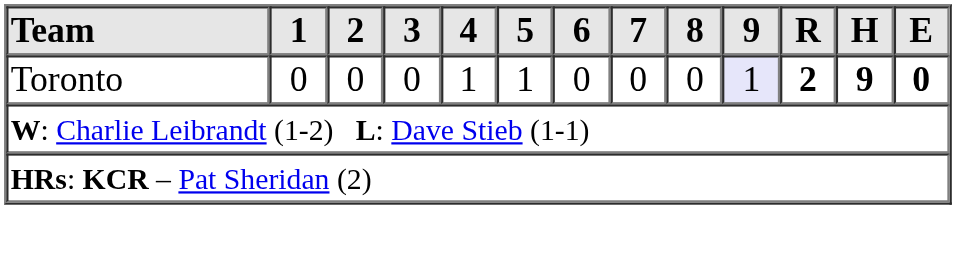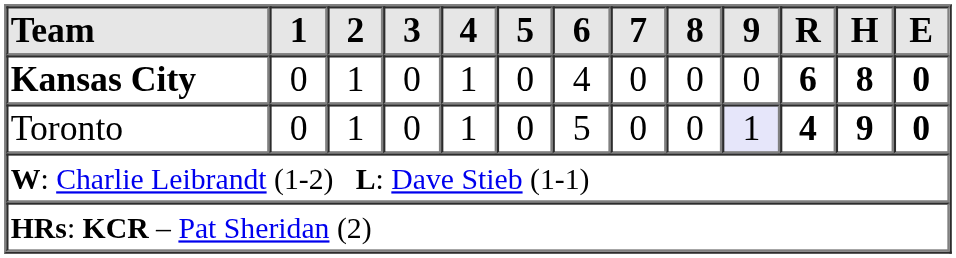+ row: (103, 79)
(355, 79) 0 -> (355, 128) 1
(525, 79) 1 -> (525, 128) 0
(582, 79) 0 -> (582, 128) 5
(808, 79) 2 -> (808, 128) 4
